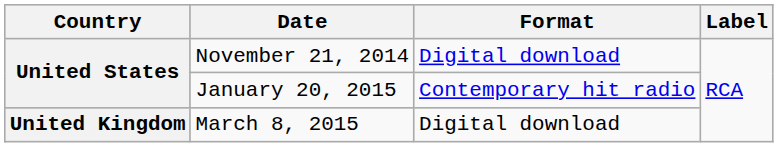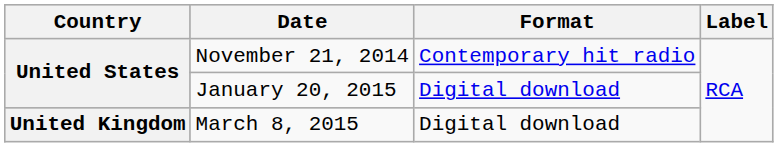(520, 56) Digital download -> (557, 56) Contemporary hit radio
(557, 90) Contemporary hit radio -> (520, 90) Digital download
